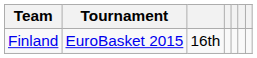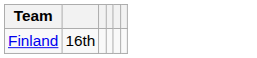- column: (124, 16)
